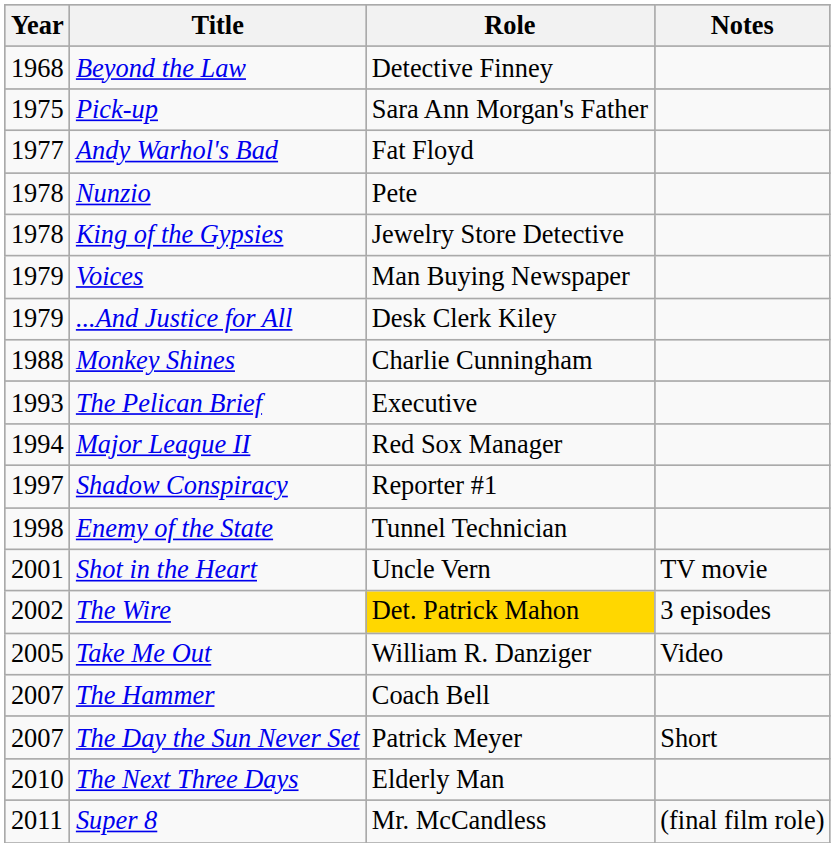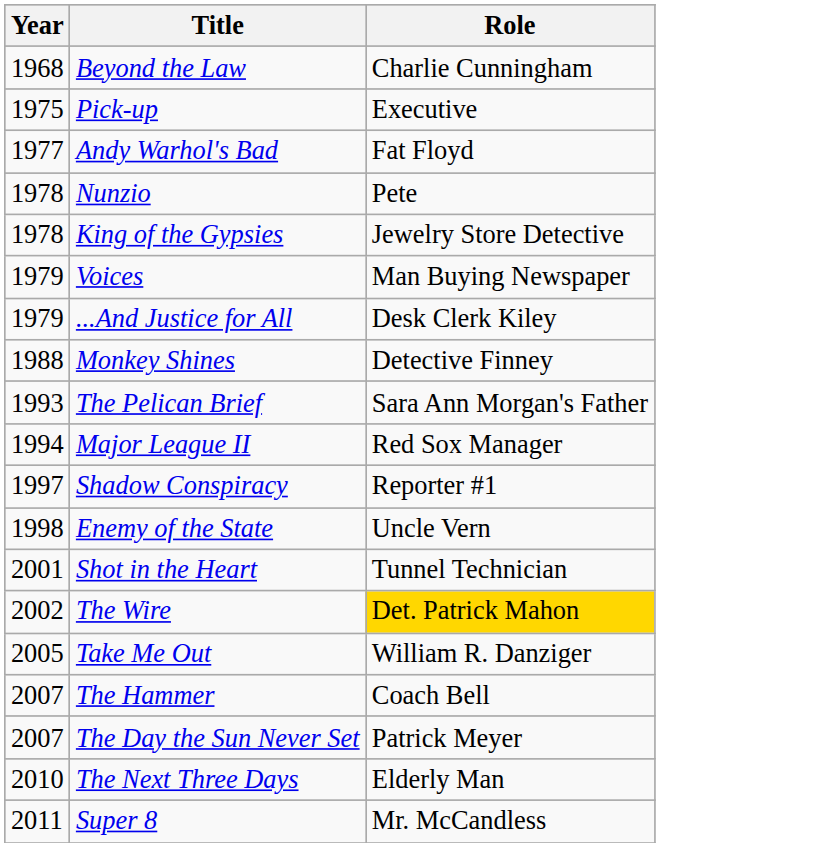- column: (742, 25)
(462, 67) Detective Finney -> (482, 67) Charlie Cunningham
(510, 109) Sara Ann Morgan's Father -> (425, 109) Executive
(482, 360) Charlie Cunningham -> (462, 360) Detective Finney
(425, 402) Executive -> (510, 402) Sara Ann Morgan's Father
(469, 527) Tunnel Technician -> (431, 527) Uncle Vern
(431, 569) Uncle Vern -> (469, 569) Tunnel Technician
